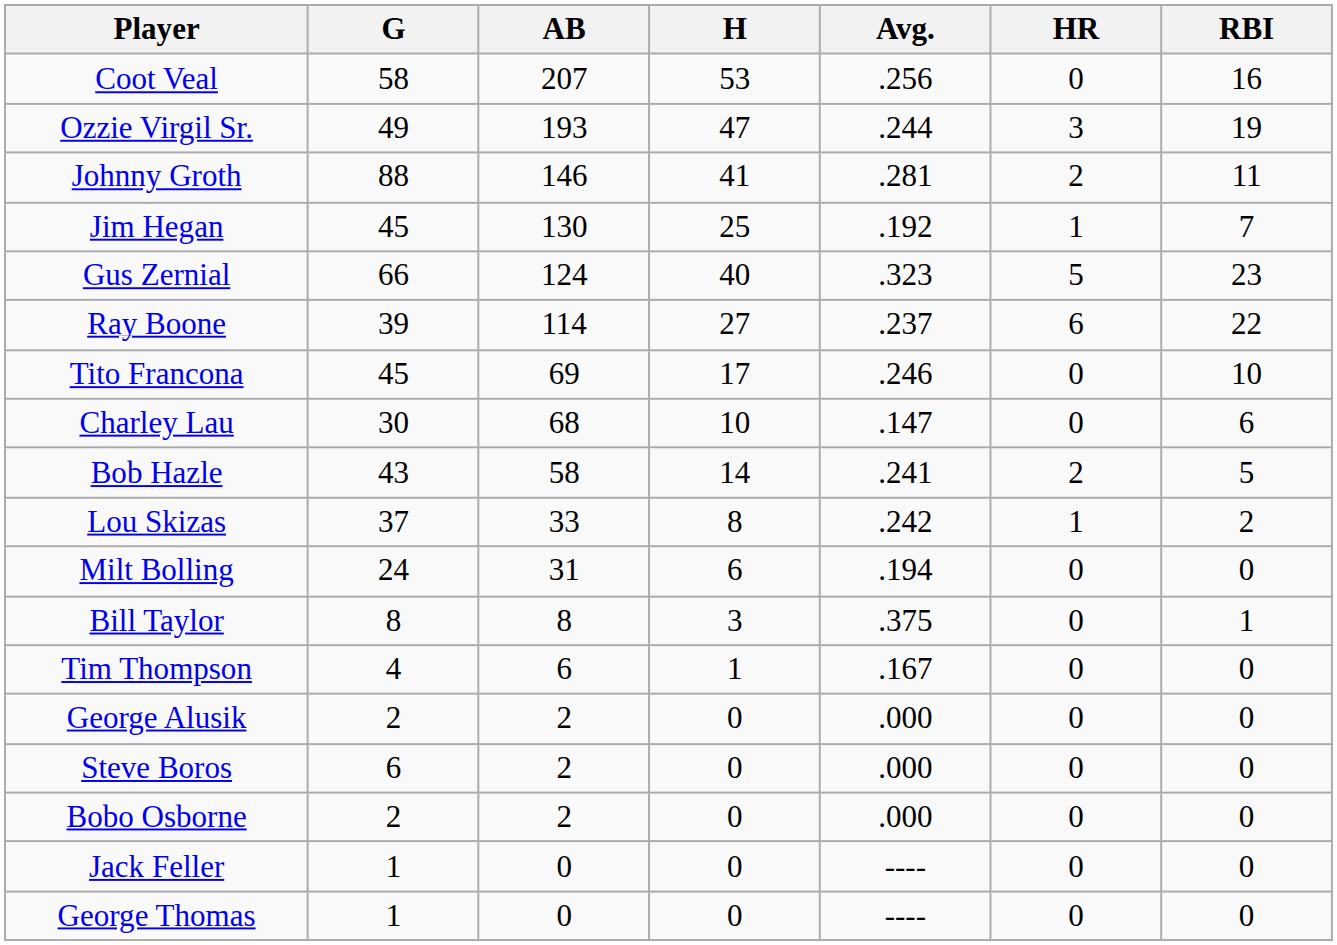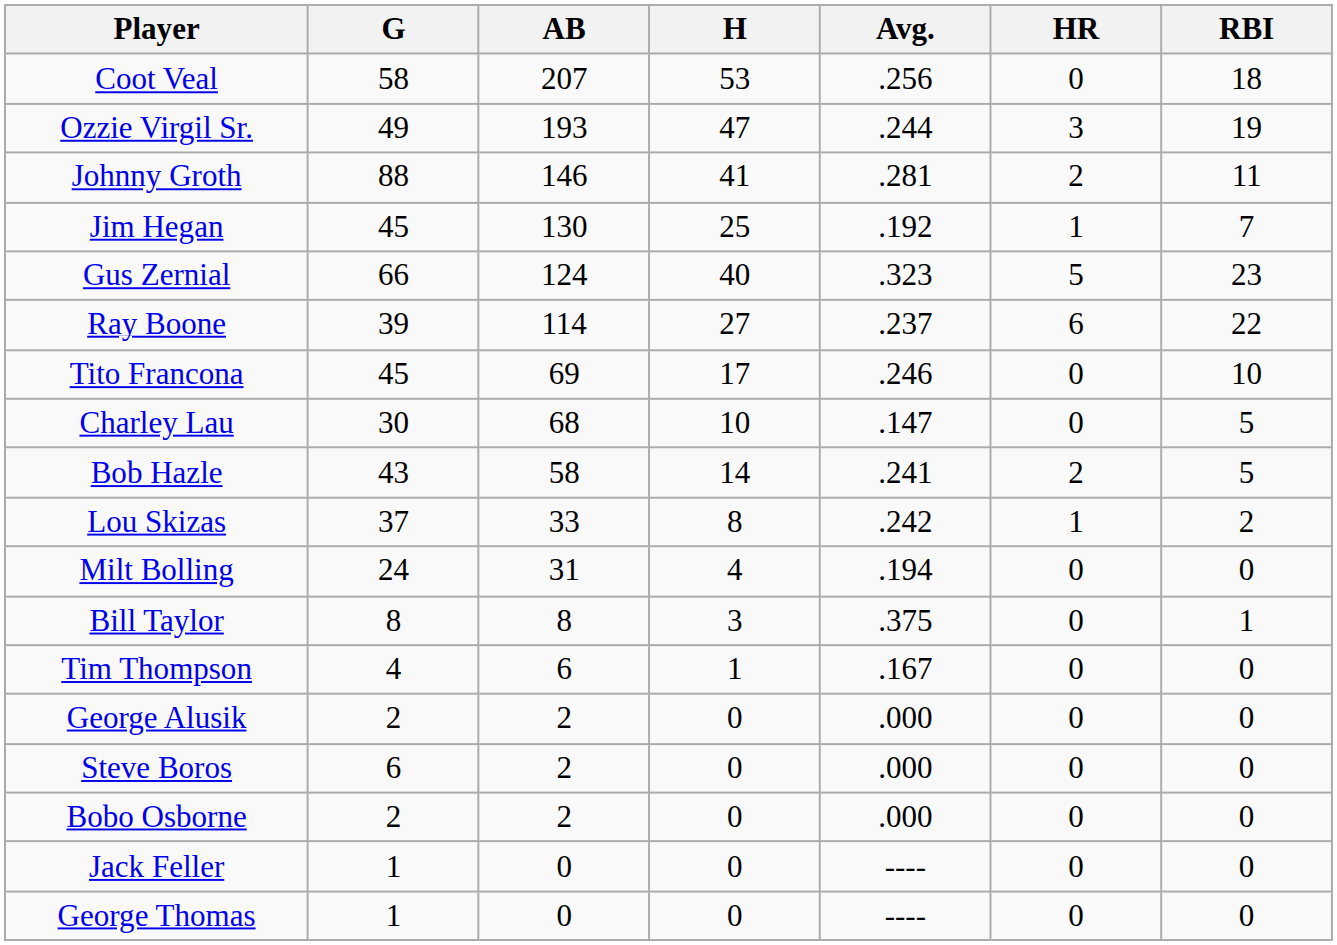(1247, 78) 16 -> (1247, 78) 18
(1247, 422) 6 -> (1247, 422) 5
(735, 570) 6 -> (735, 570) 4
